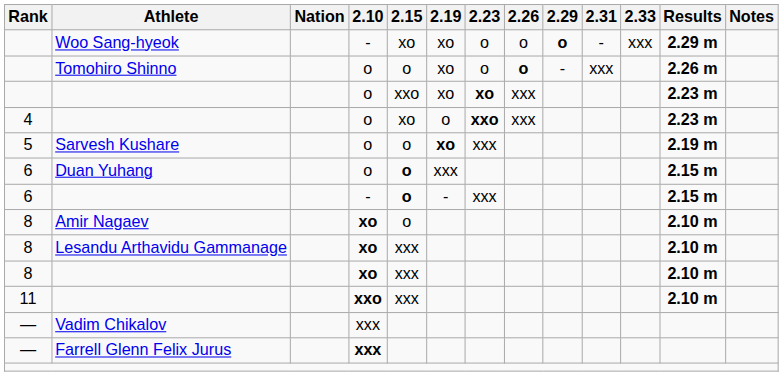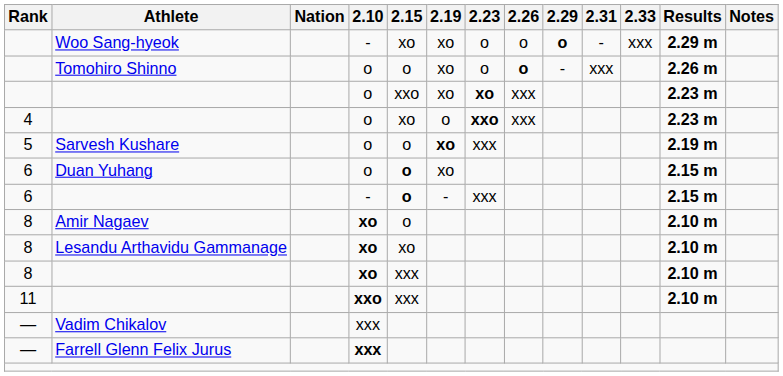(446, 171) xxx -> (446, 171) xo
(407, 247) xxx -> (407, 247) xo
